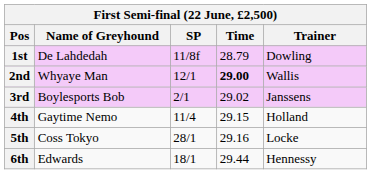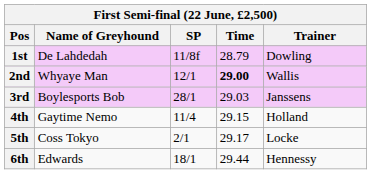(182, 96) 2/1 -> (185, 96) 28/1
(234, 96) 29.02 -> (234, 96) 29.03
(185, 138) 28/1 -> (182, 138) 2/1
(234, 138) 29.16 -> (234, 138) 29.17
